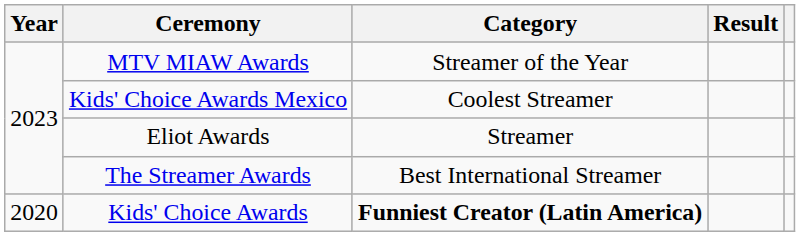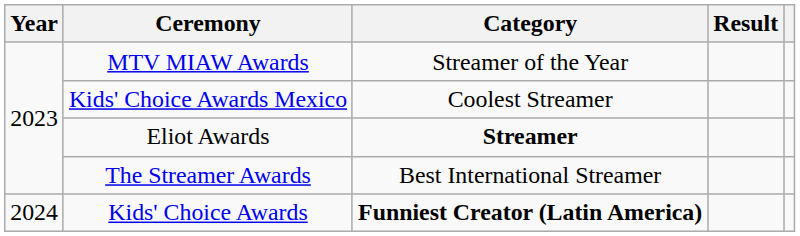(530, 136) normal -> (530, 136) bold
(34, 212) 2020 -> (34, 212) 2024
